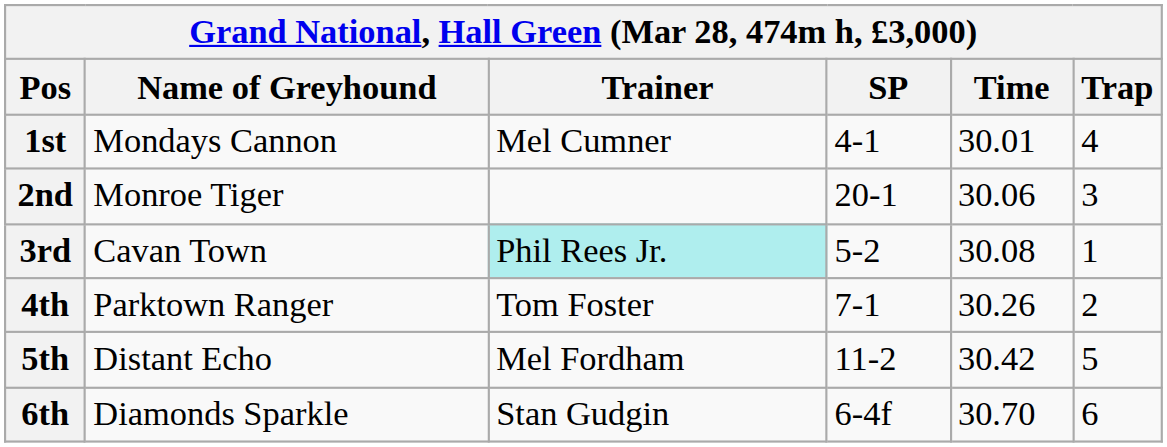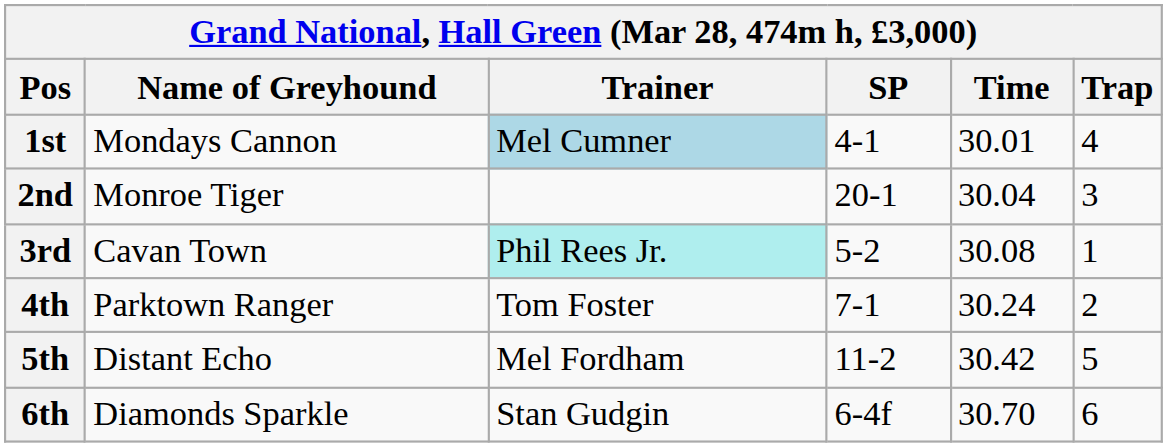(584, 140) no background -> (584, 140) lightblue background
(997, 195) 30.06 -> (997, 195) 30.04
(997, 304) 30.26 -> (997, 304) 30.24
